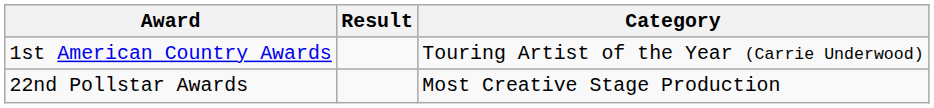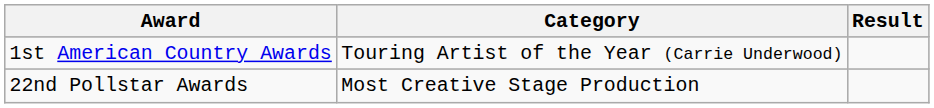columns swapped: (673, 21) <-> (377, 21)
